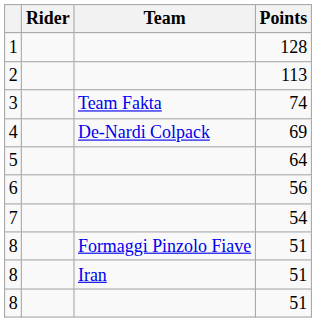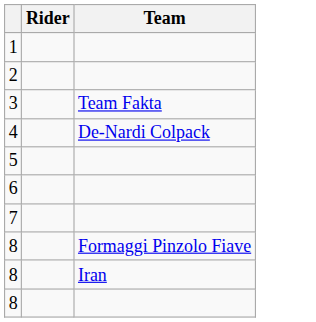- column: (283, 18)
